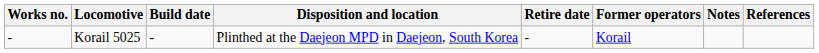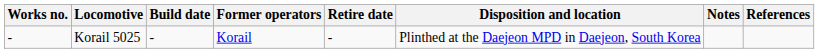columns swapped: (648, 15) <-> (367, 15)
